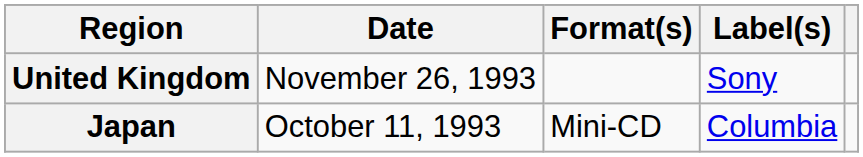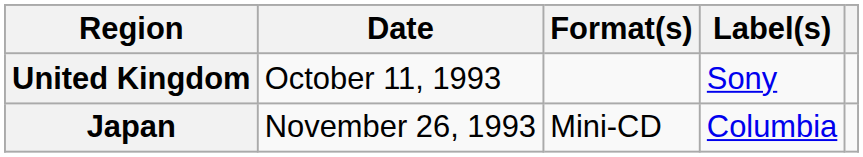(400, 77) November 26, 1993 -> (383, 77) October 11, 1993
(383, 126) October 11, 1993 -> (400, 126) November 26, 1993
